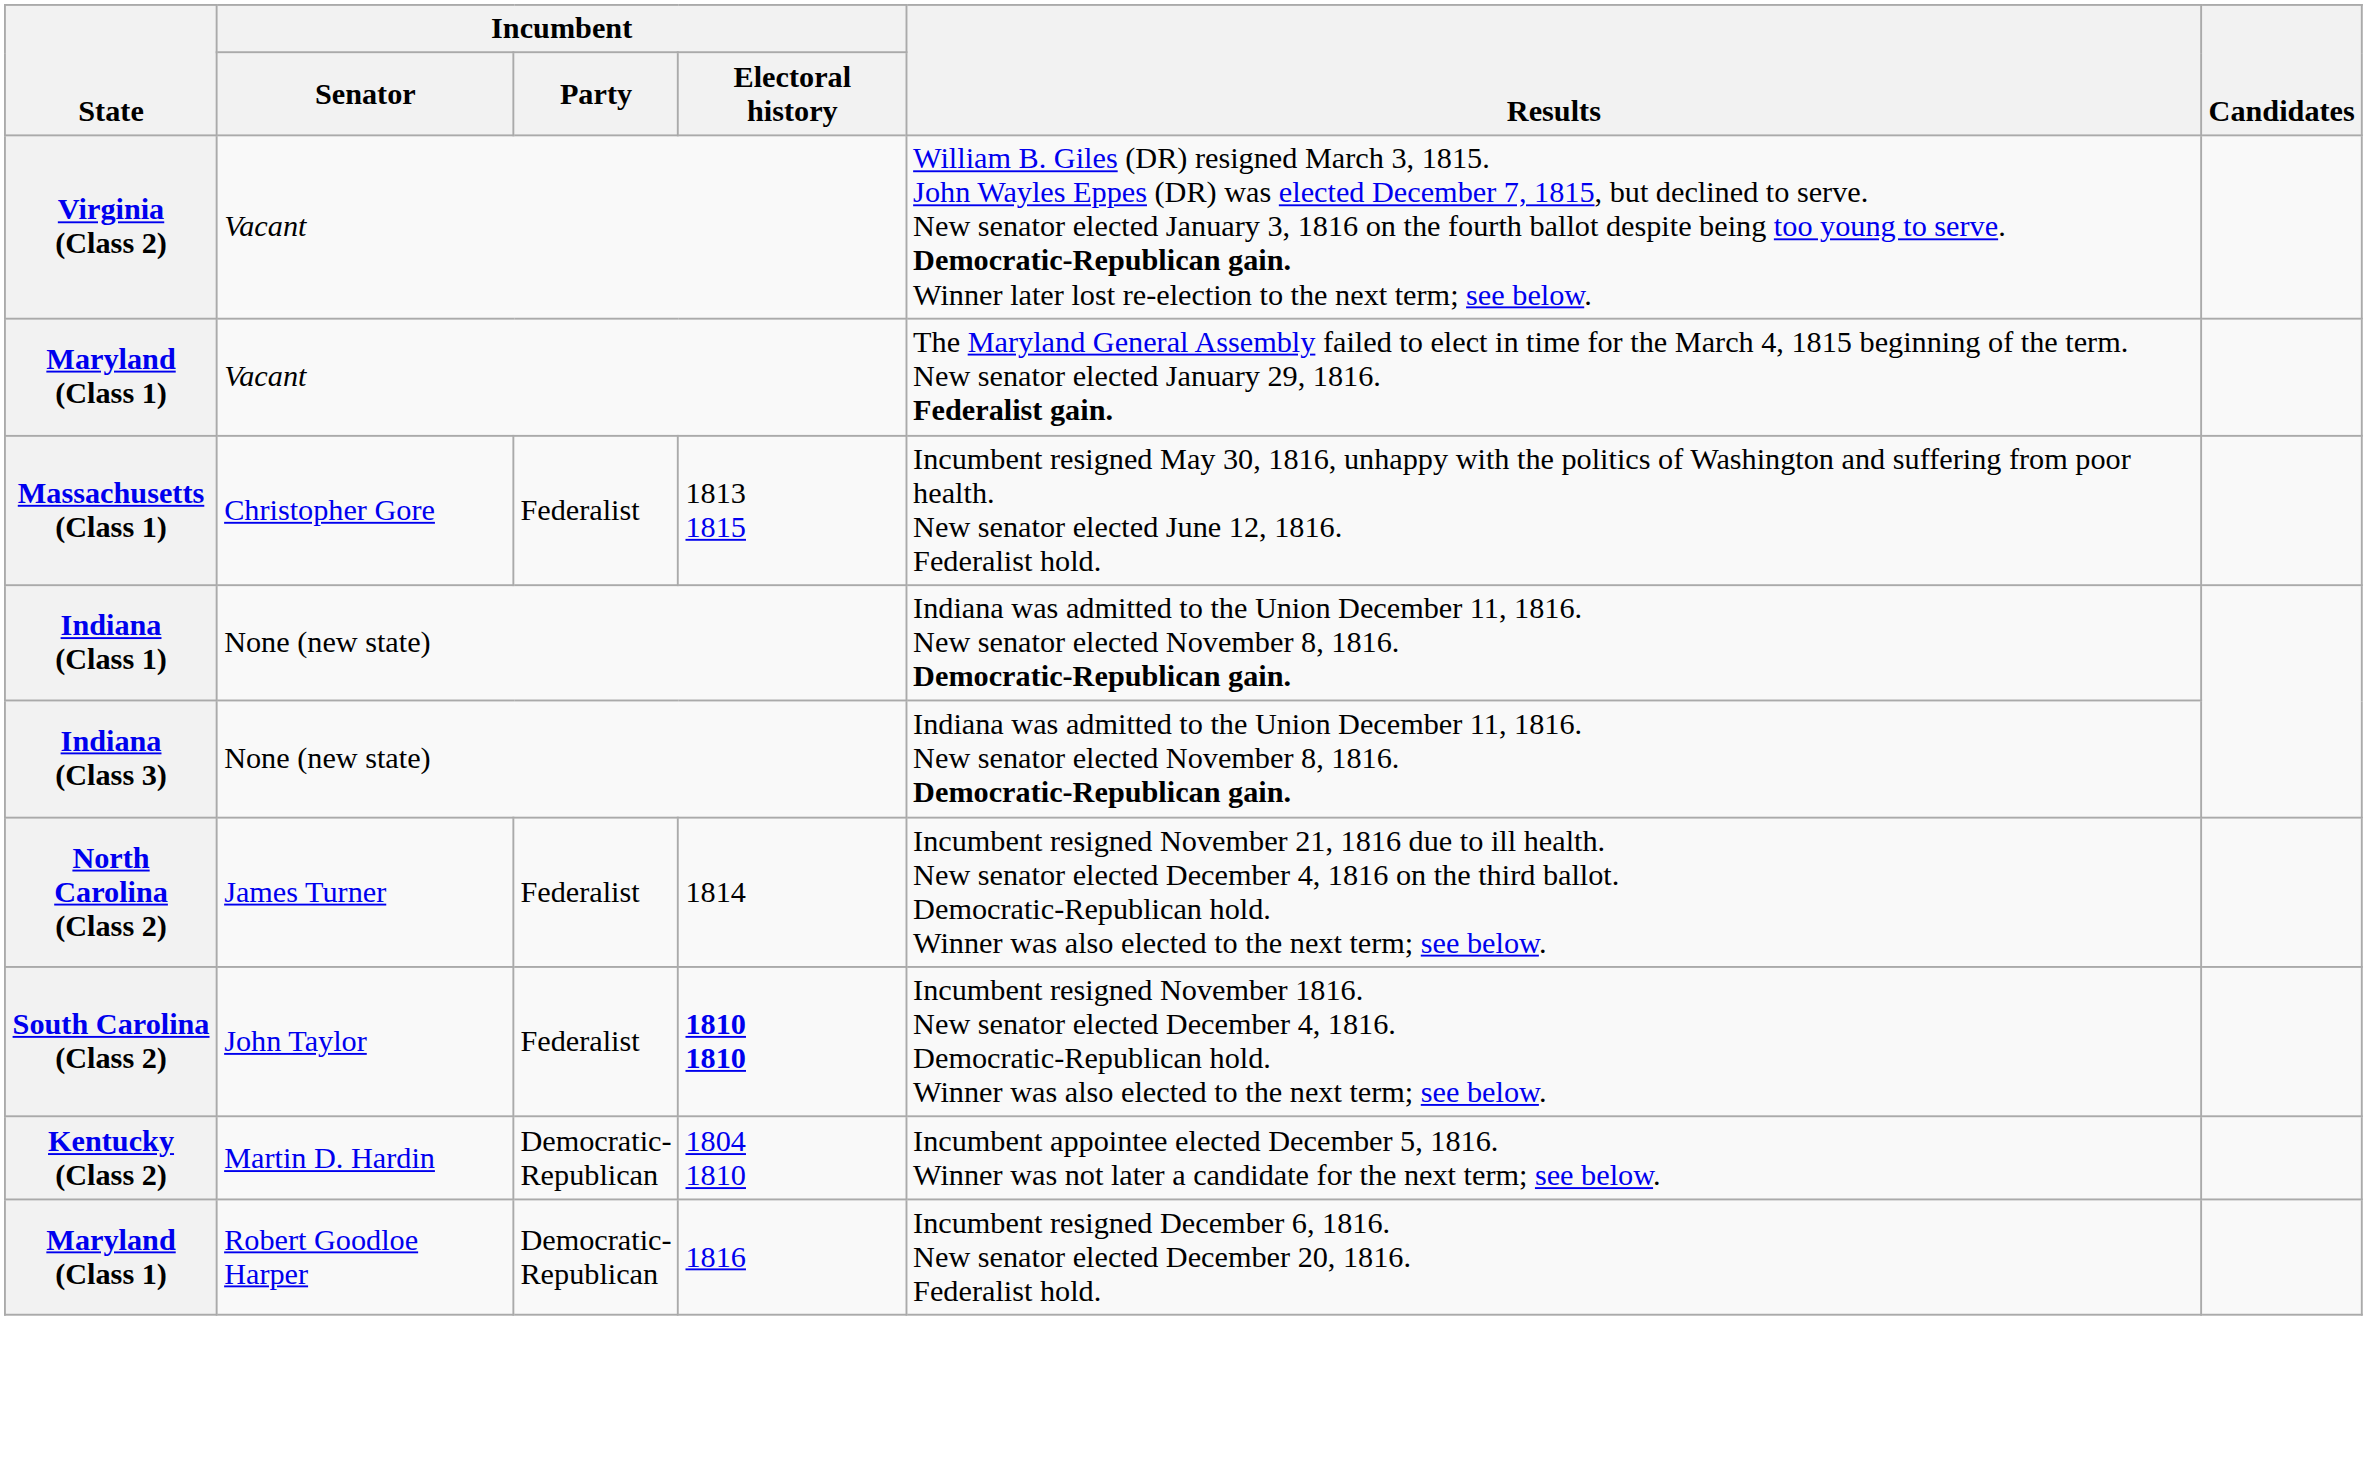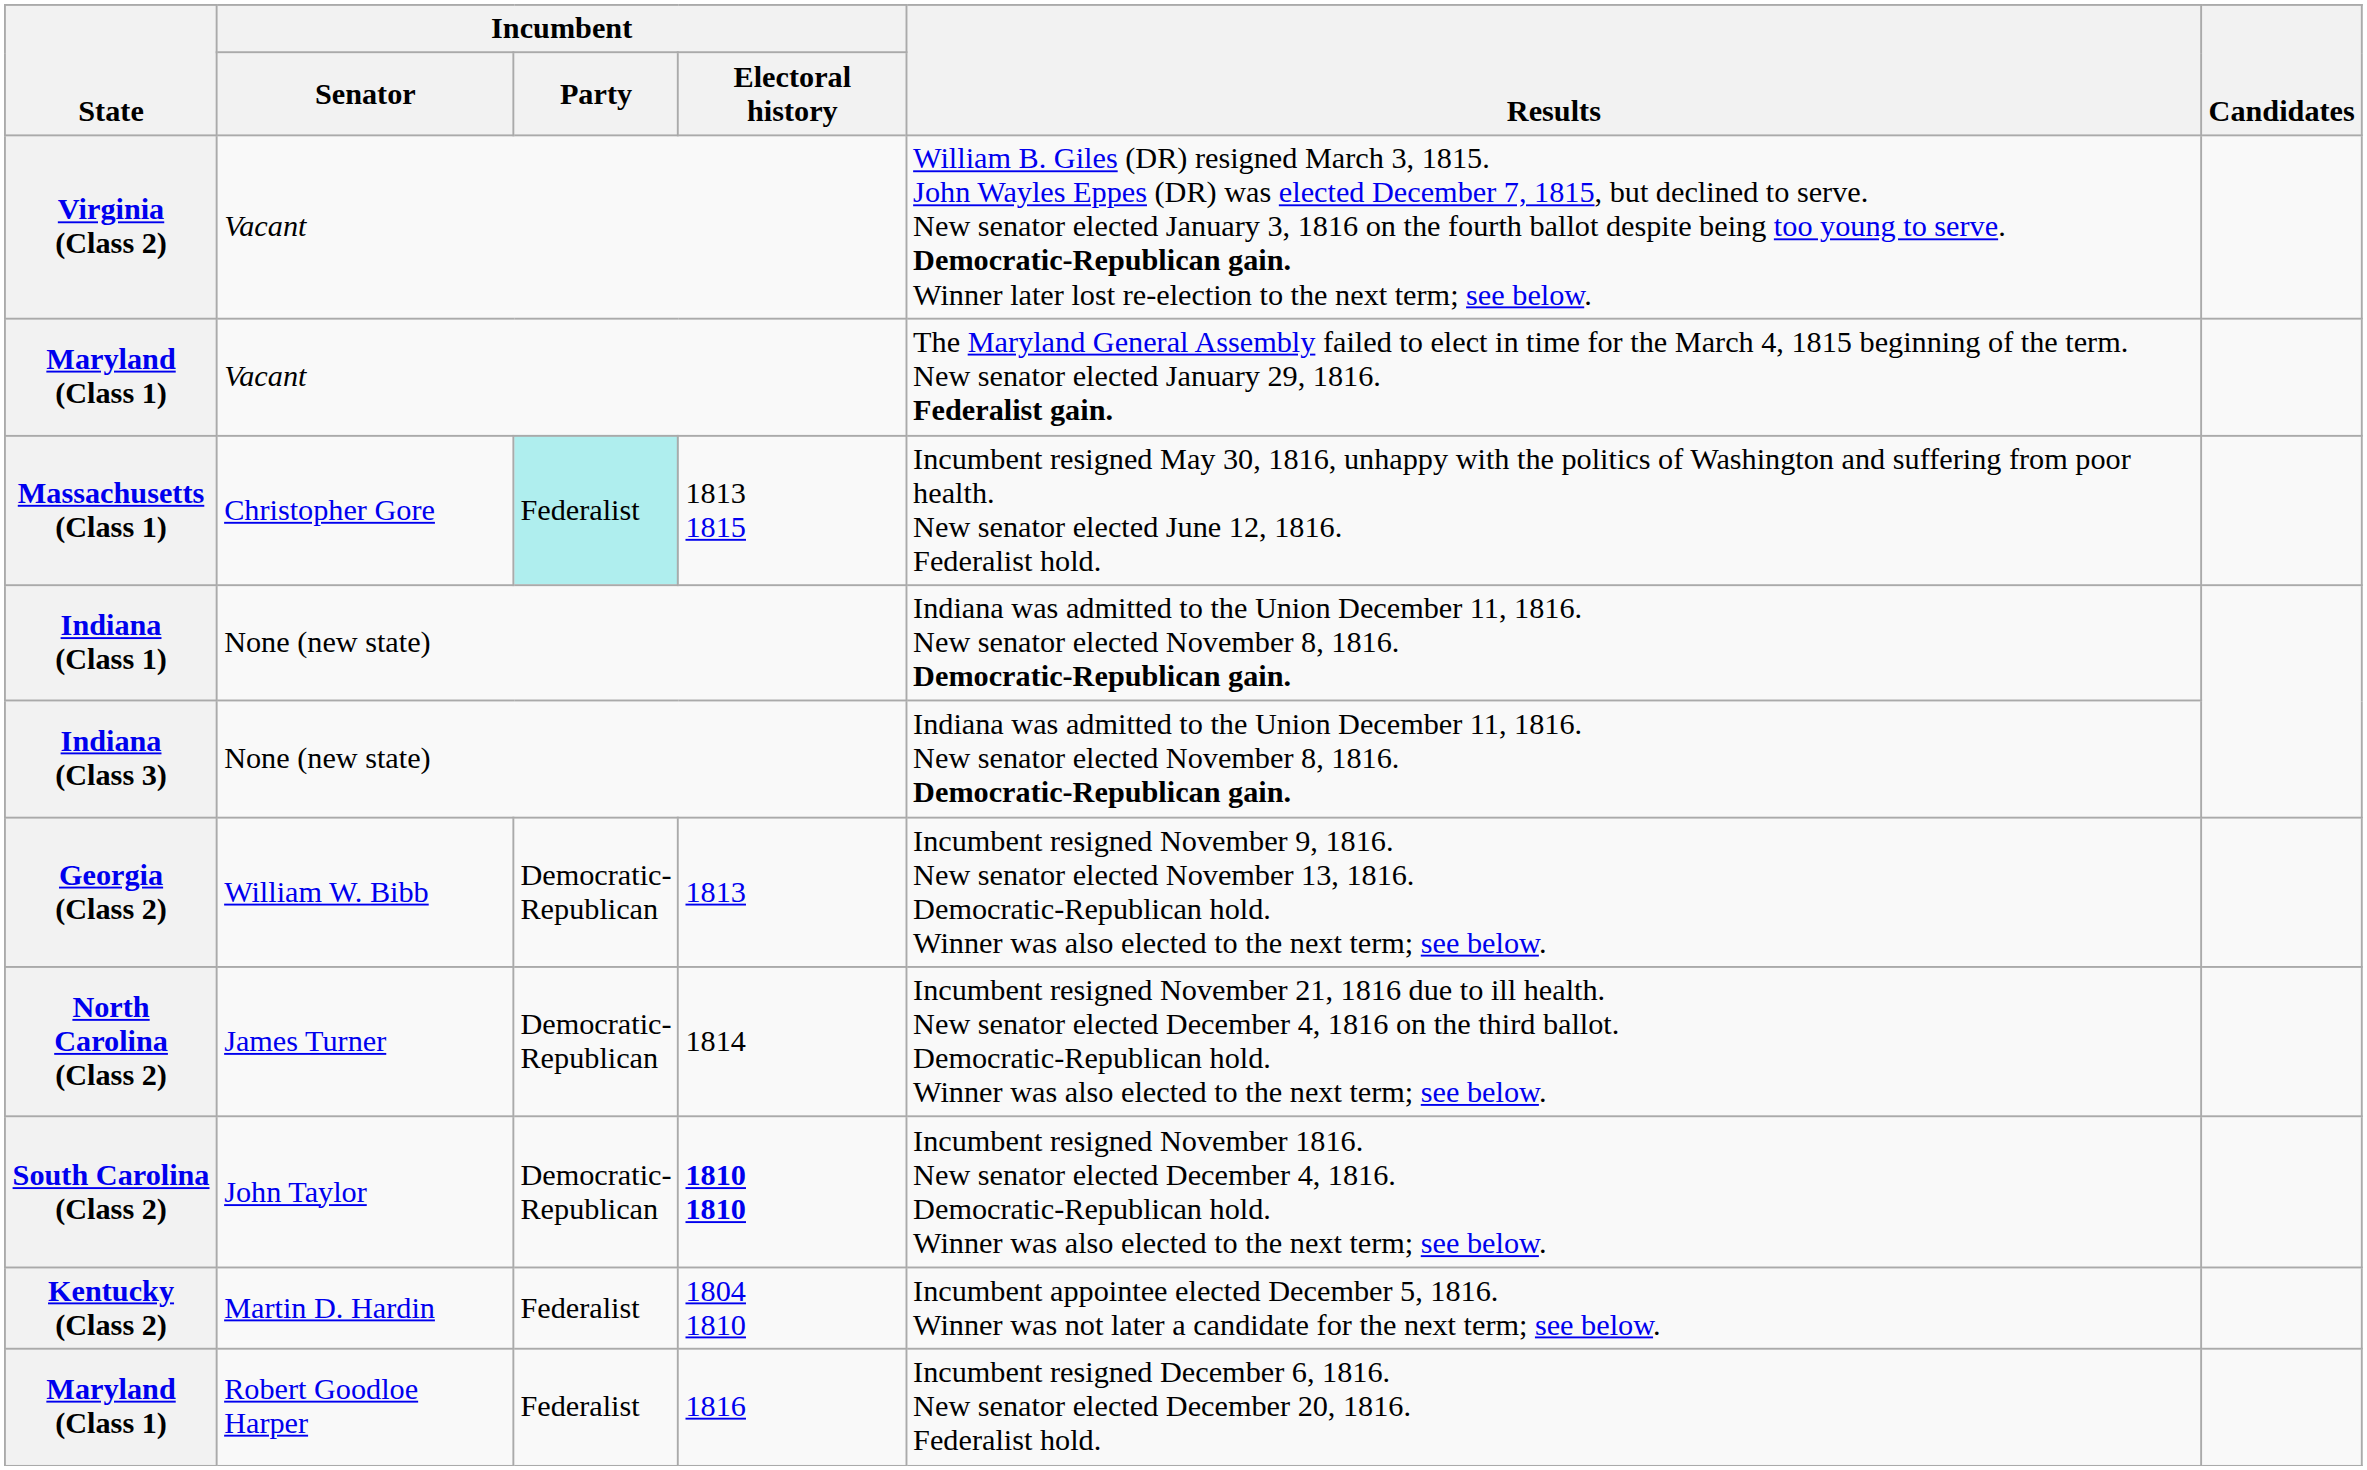(580, 509) no background -> (580, 509) paleturquoise background
+ row: (111, 891)
(580, 891) Federalist -> (596, 1041) Democratic- Republican
(580, 1041) Federalist -> (596, 1191) Democratic- Republican
(596, 1157) Democratic- Republican -> (580, 1307) Federalist
(596, 1256) Democratic- Republican -> (580, 1406) Federalist
